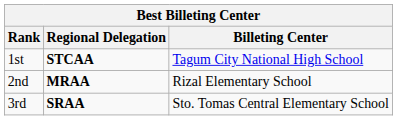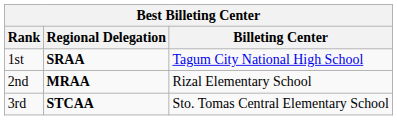(70, 59) STCAA -> (66, 59) SRAA
(66, 103) SRAA -> (70, 103) STCAA
